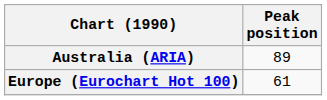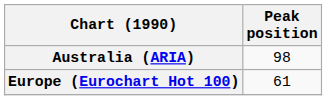(282, 58) 89 -> (282, 58) 98
